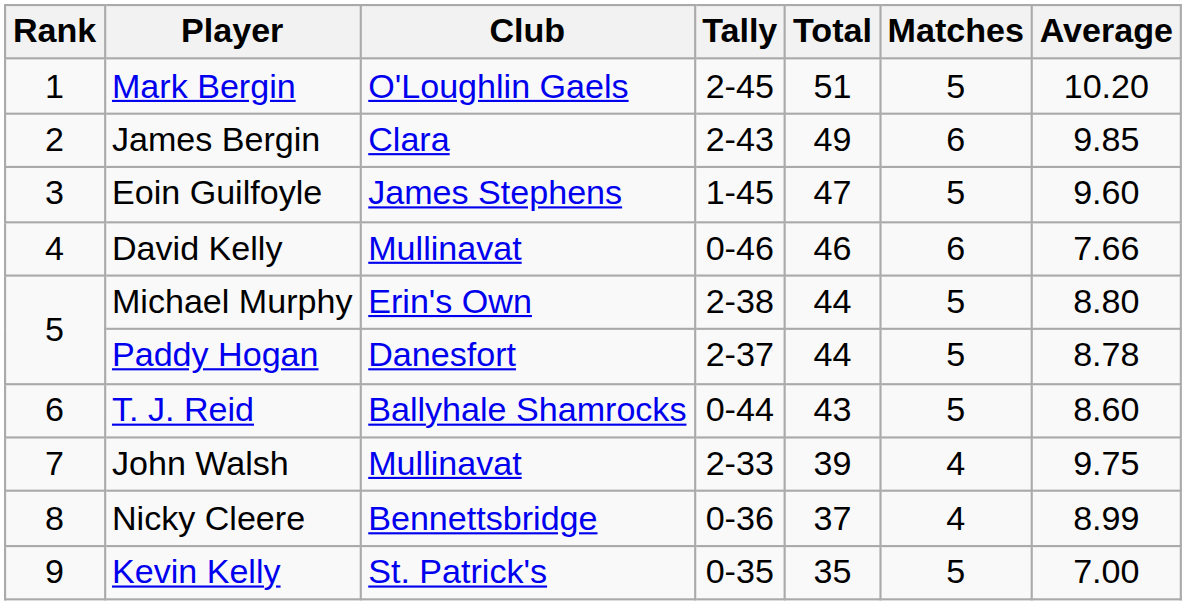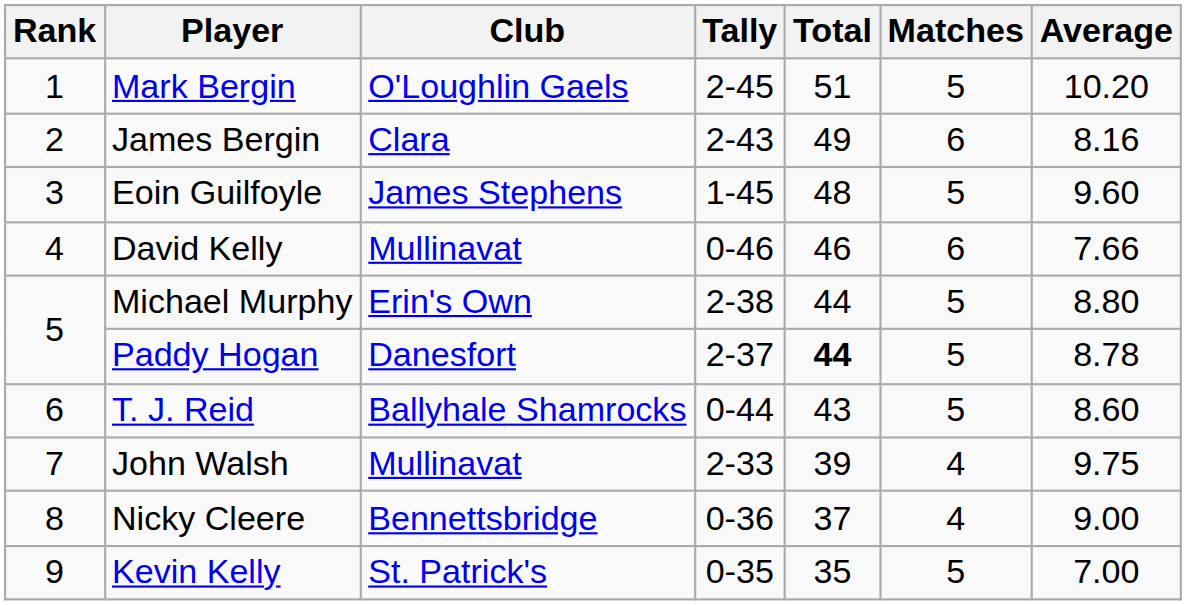(1106, 139) 9.85 -> (1106, 139) 8.16
(832, 193) 47 -> (832, 193) 48
(832, 355) normal -> (832, 355) bold
(1106, 517) 8.99 -> (1106, 517) 9.00
